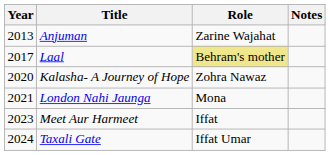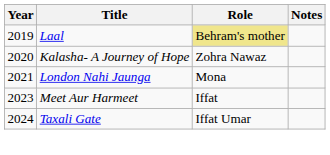- row: (63, 35)
(21, 56) 2017 -> (21, 35) 2019
